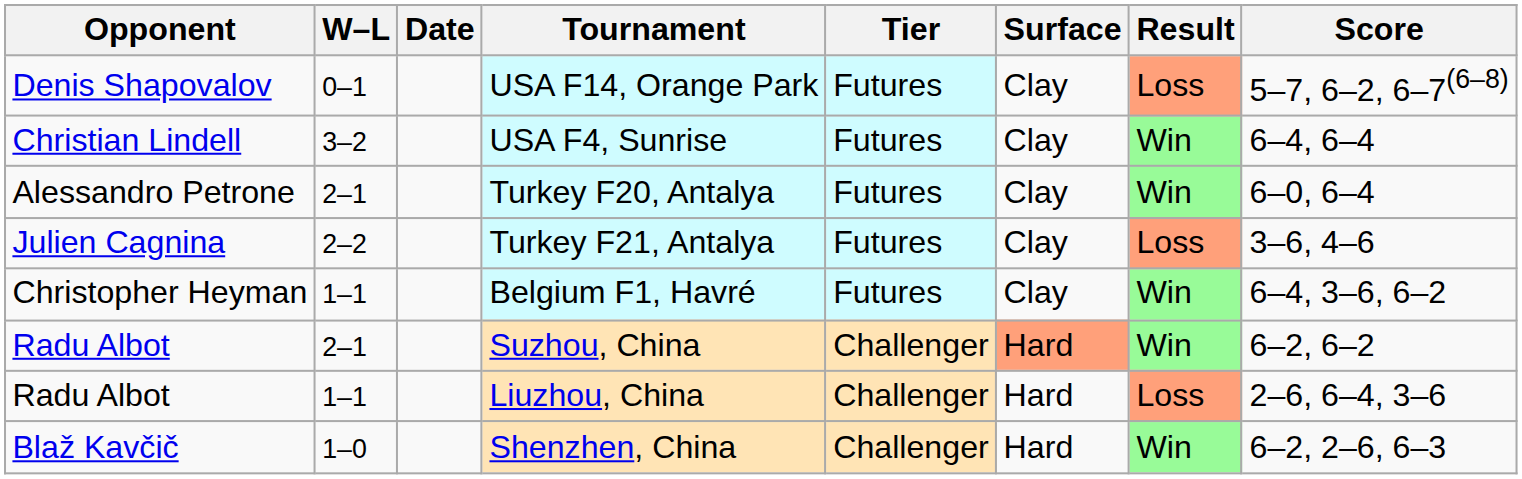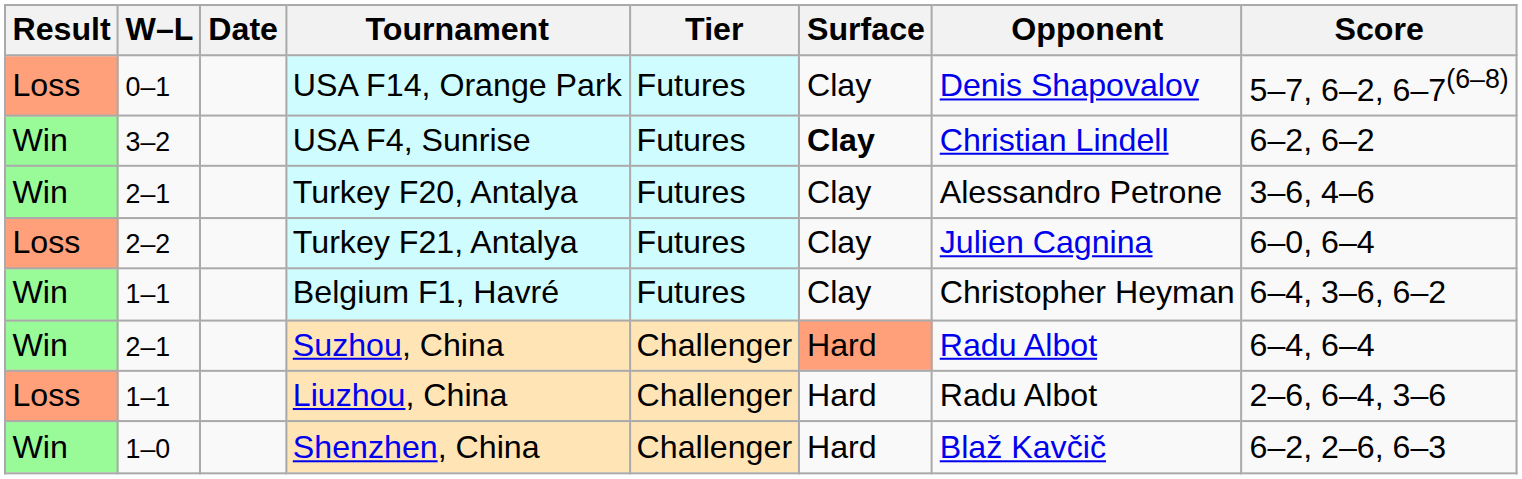columns swapped: (1186, 30) <-> (160, 30)
(1036, 140) normal -> (841, 140) bold
(1312, 140) 6–4, 6–4 -> (1312, 140) 6–2, 6–2
(1312, 191) 6–0, 6–4 -> (1312, 191) 3–6, 4–6
(1312, 242) 3–6, 4–6 -> (1312, 242) 6–0, 6–4
(1312, 344) 6–2, 6–2 -> (1312, 344) 6–4, 6–4
